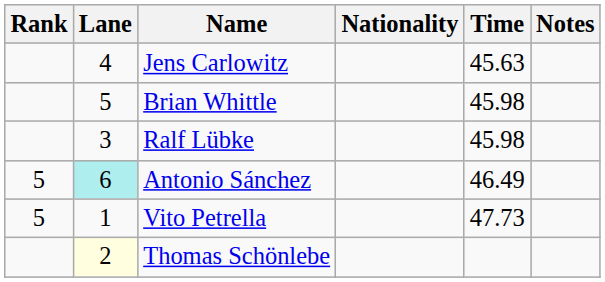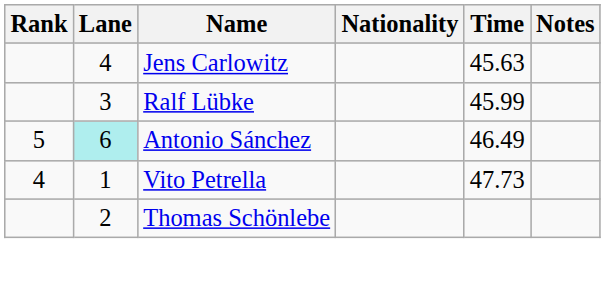- row: (210, 101)
(497, 140) 45.98 -> (497, 101) 45.99
(39, 218) 5 -> (39, 179) 4
(105, 256) lightyellow background -> (105, 218) no background
